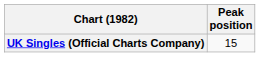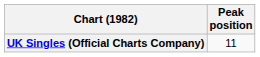(231, 43) 15 -> (231, 43) 11
